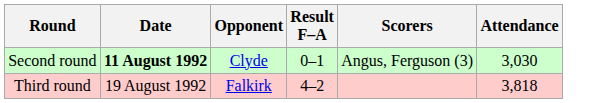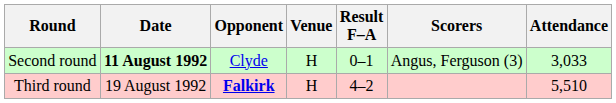+ column: (311, 26)
(519, 60) 3,030 -> (569, 60) 3,033
(249, 85) normal -> (249, 85) bold
(519, 85) 3,818 -> (569, 85) 5,510
